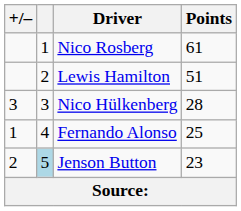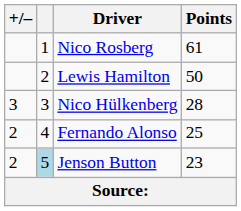(194, 75) 51 -> (194, 75) 50
(13, 133) 1 -> (13, 133) 2
